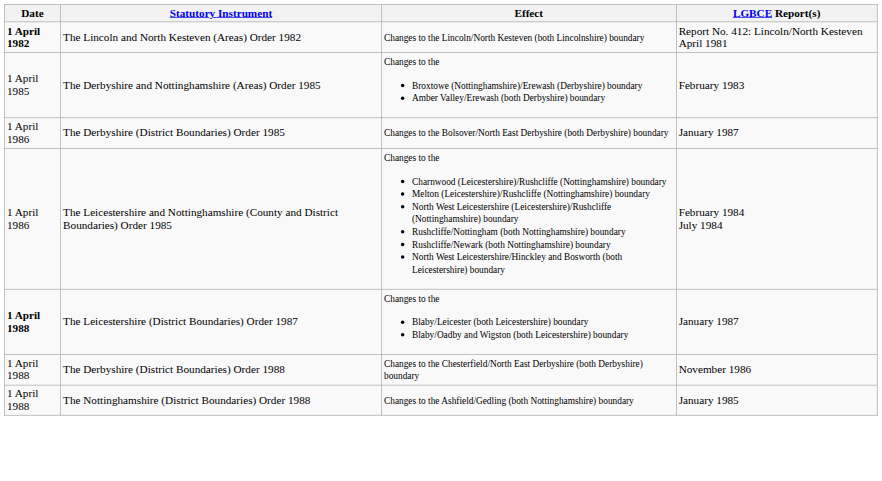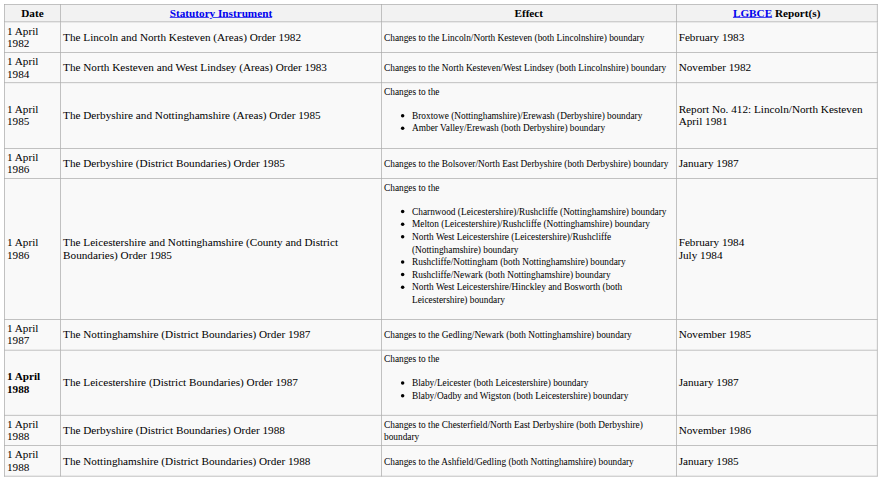(24, 37) bold -> (23, 37) normal
(771, 37) Report No. 412: Lincoln/North Kesteven April 1981 -> (711, 37) February 1983
+ row: (195, 67)
(711, 85) February 1983 -> (771, 115) Report No. 412: Lincoln/North Kesteven April 1981
+ row: (187, 334)
